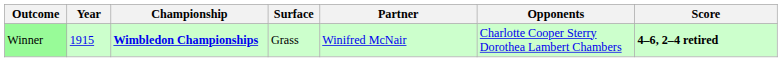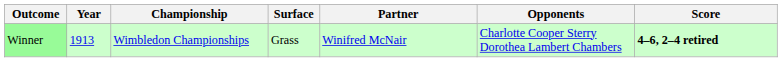(82, 40) 1915 -> (82, 40) 1913
(186, 40) bold -> (181, 40) normal
